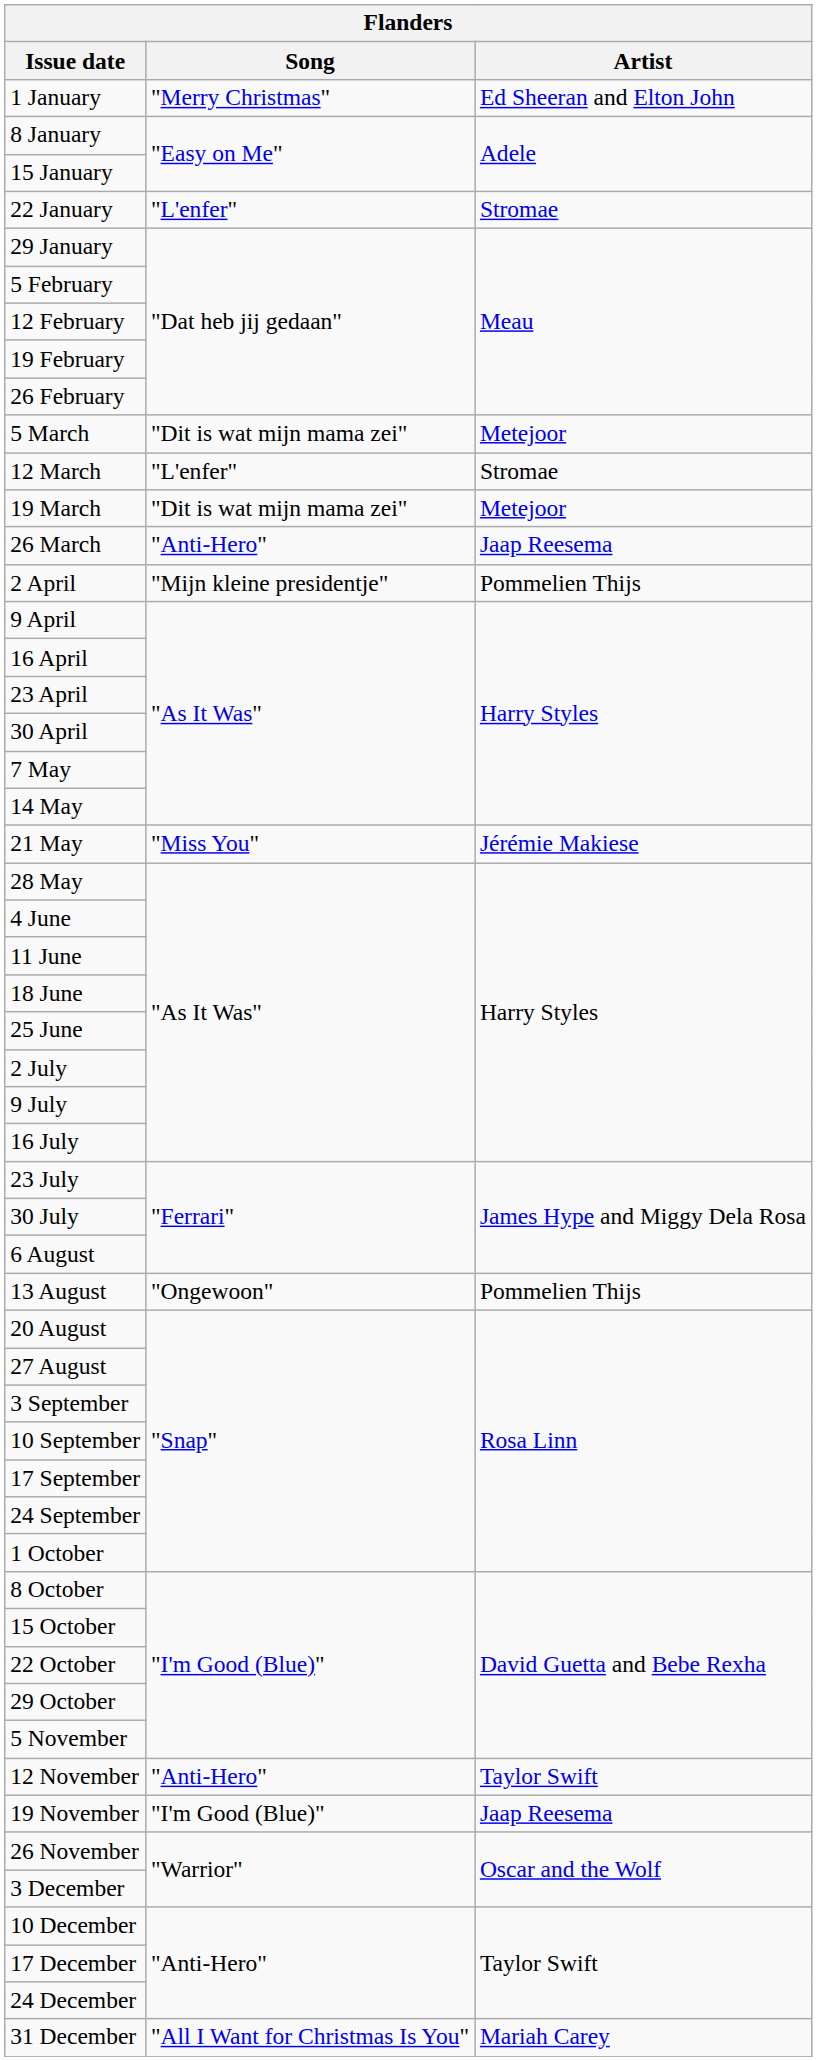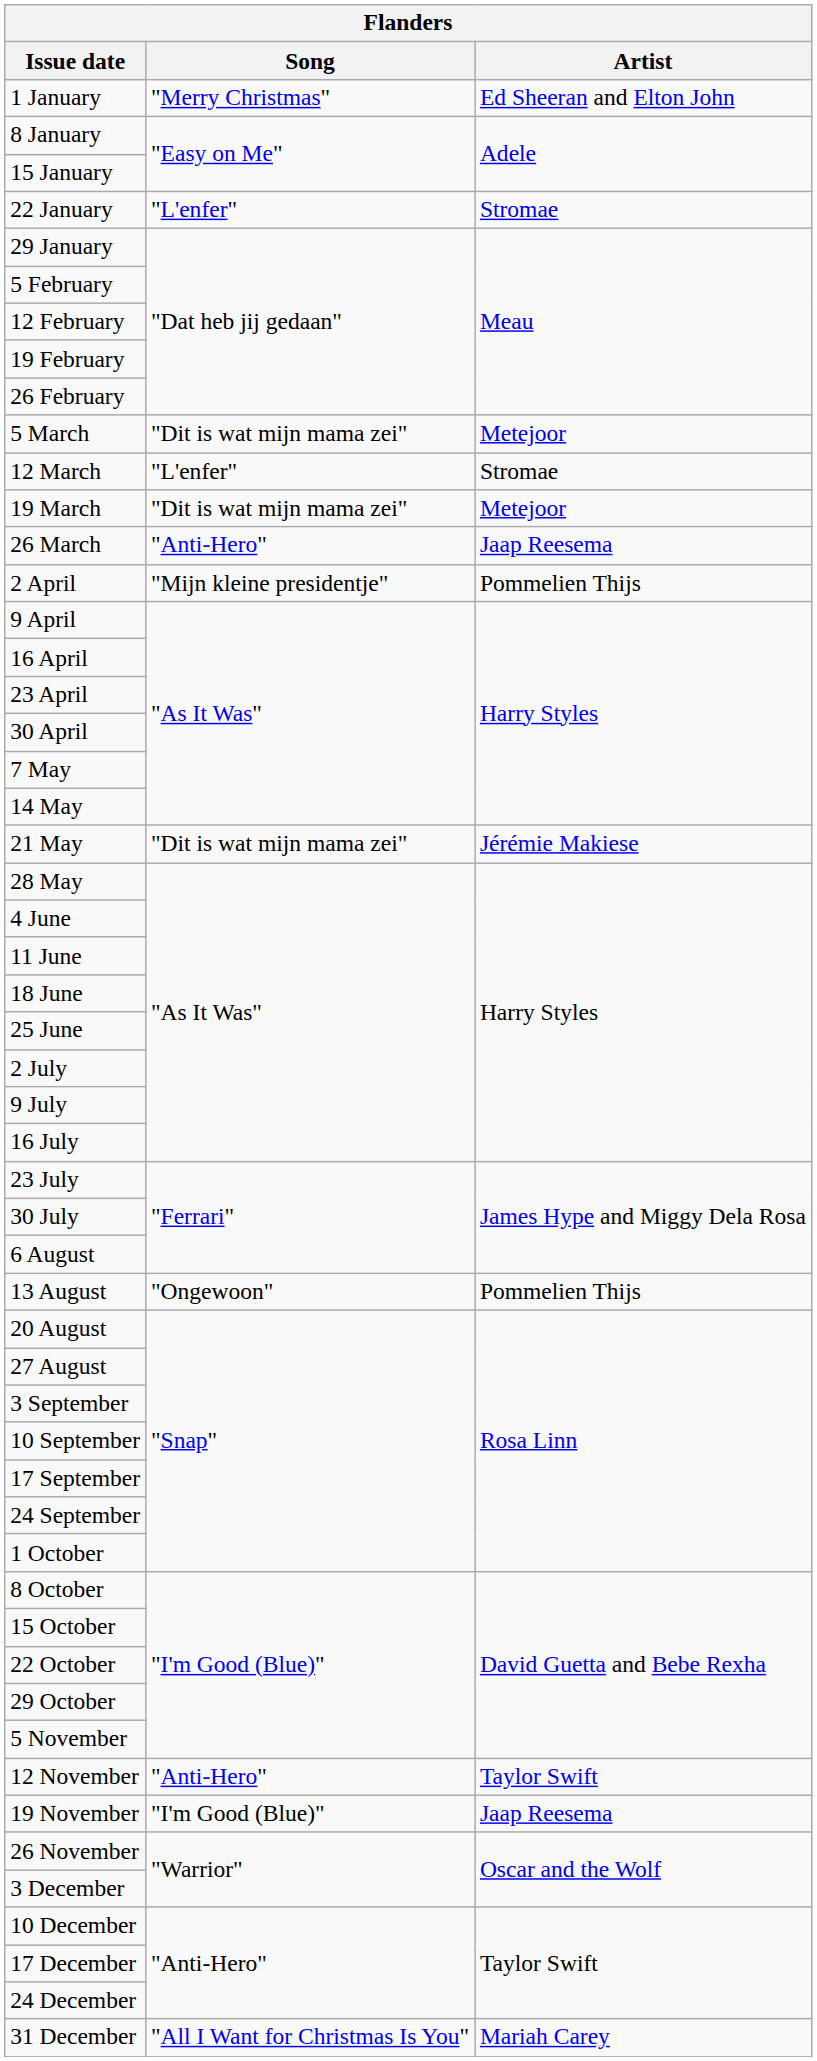(205, 843) "Miss You" -> (279, 843) "Dit is wat mijn mama zei"
